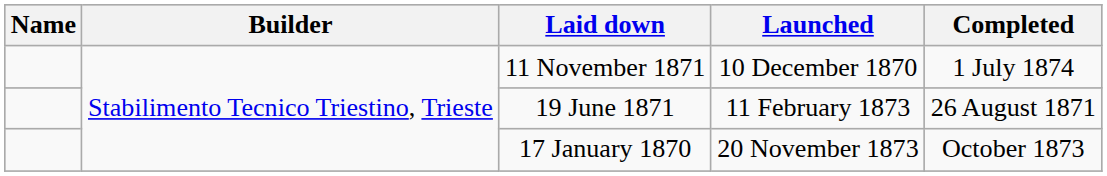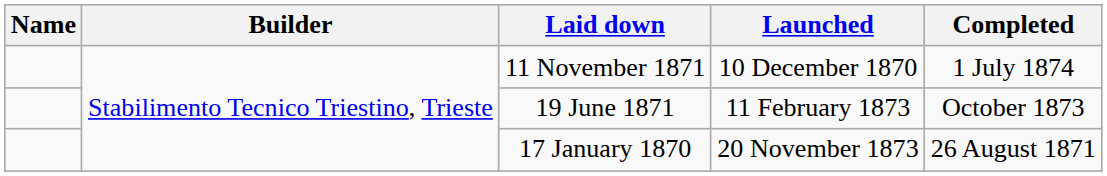(1013, 107) 26 August 1871 -> (1013, 107) October 1873
(1013, 149) October 1873 -> (1013, 149) 26 August 1871
